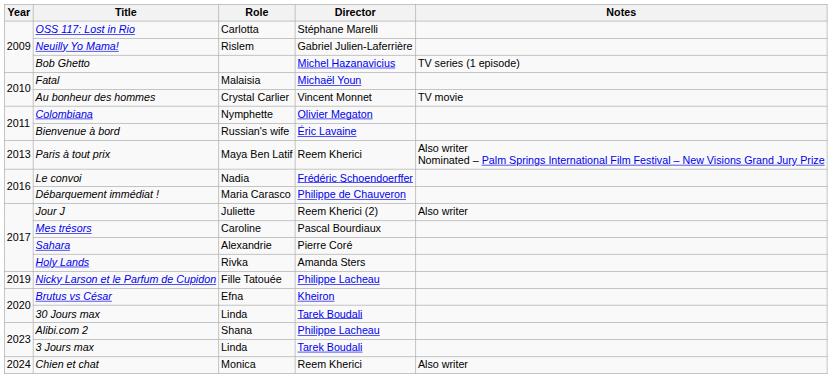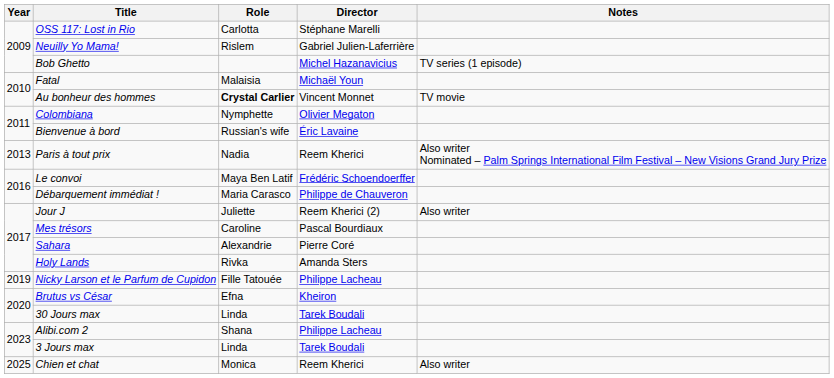(255, 98) normal -> (258, 98) bold
(257, 155) Maya Ben Latif -> (235, 155) Nadia
(235, 178) Nadia -> (257, 178) Maya Ben Latif
(19, 365) 2024 -> (19, 365) 2025
